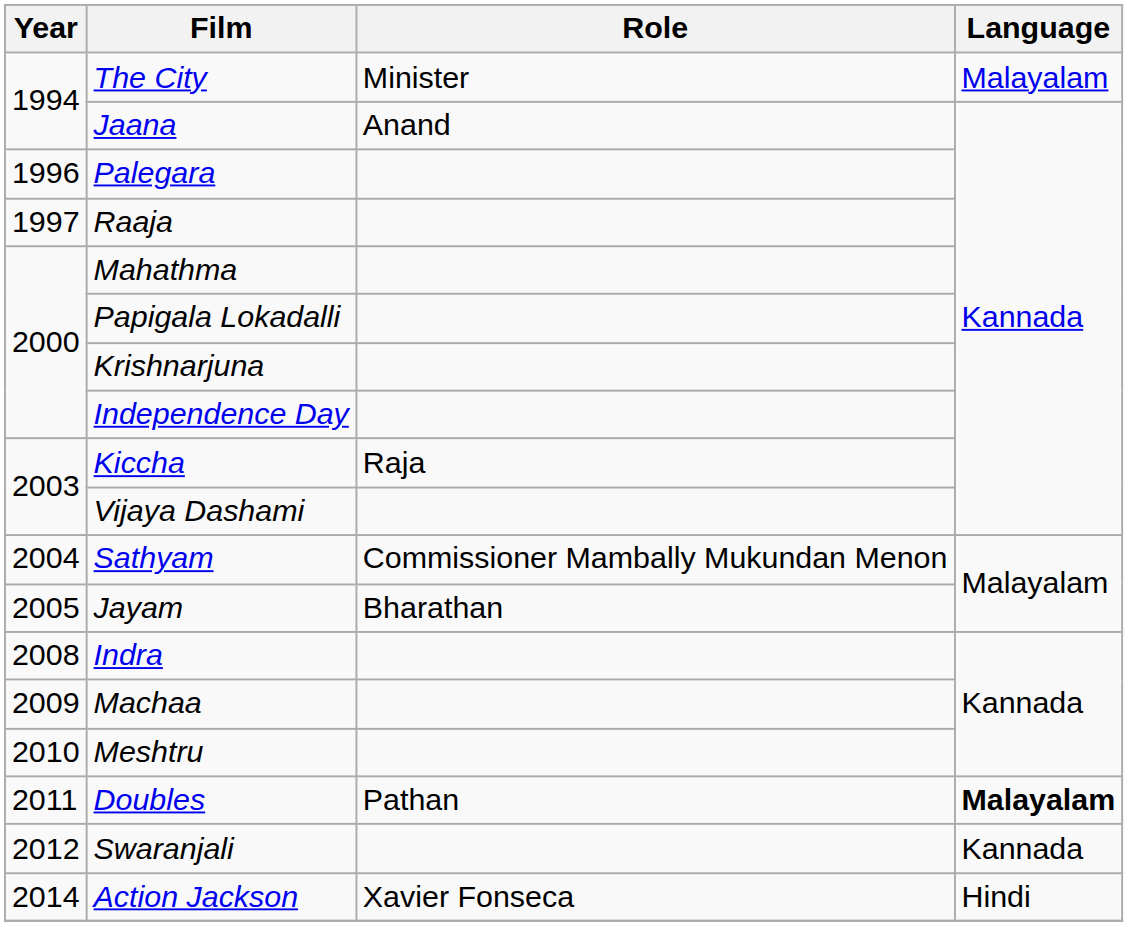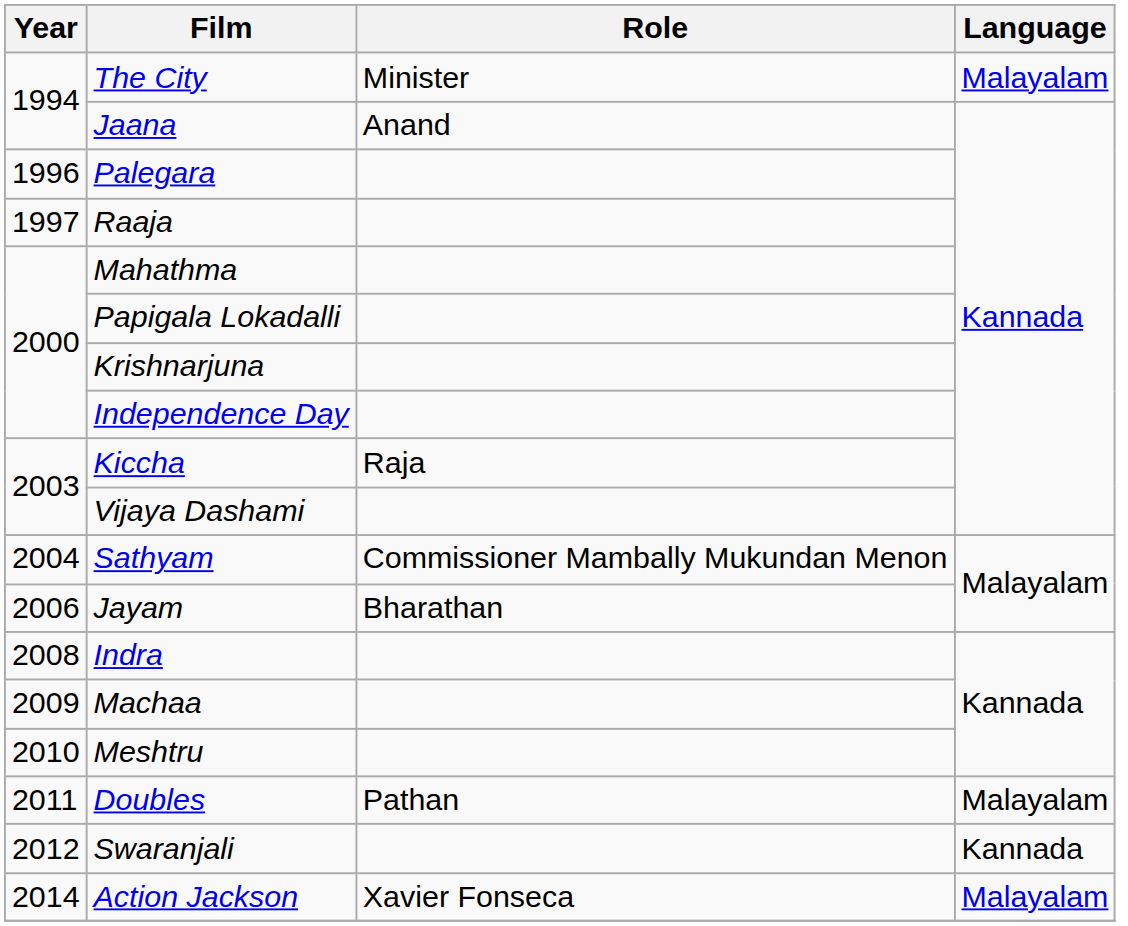(46, 607) 2005 -> (46, 607) 2006
(1038, 800) bold -> (1035, 800) normal
(996, 896) Hindi -> (1035, 896) Malayalam
